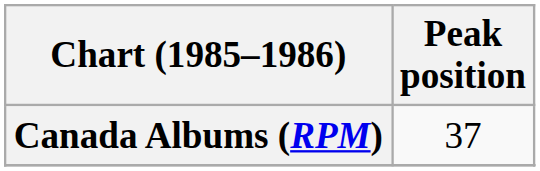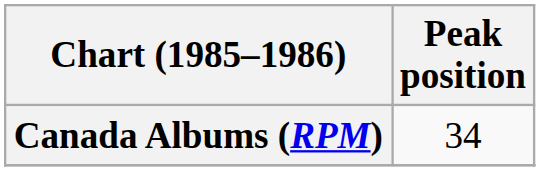(463, 134) 37 -> (463, 134) 34
